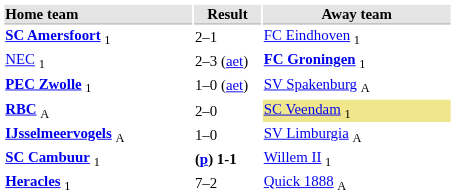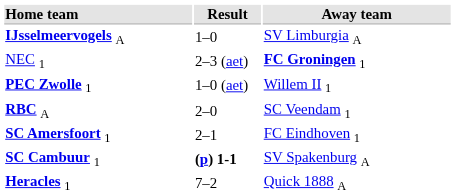rows swapped: (65, 134) <-> (58, 37)
(317, 86) SV Spakenburg A -> (298, 86) Willem II 1
(307, 110) khaki background -> (307, 110) no background
(298, 159) Willem II 1 -> (317, 159) SV Spakenburg A
